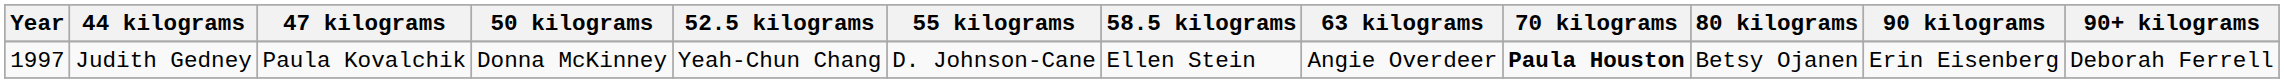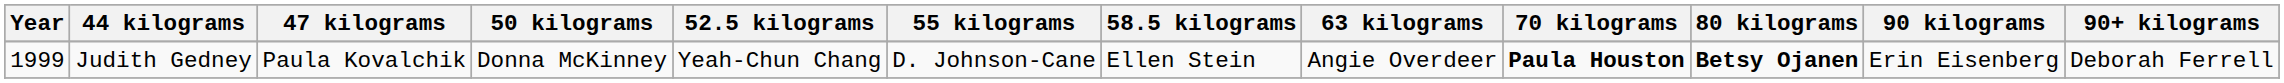(37, 60) 1997 -> (37, 60) 1999
(1777, 60) normal -> (1777, 60) bold
